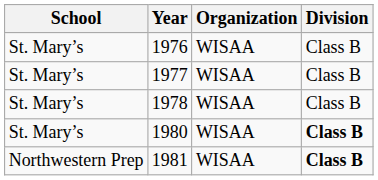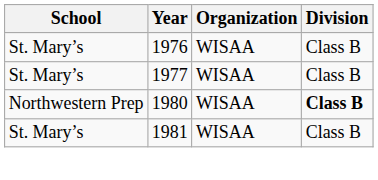- row: (170, 103)
(46, 132) St. Mary’s -> (76, 103) Northwestern Prep
(76, 160) Northwestern Prep -> (46, 132) St. Mary’s
(334, 160) bold -> (333, 132) normal
